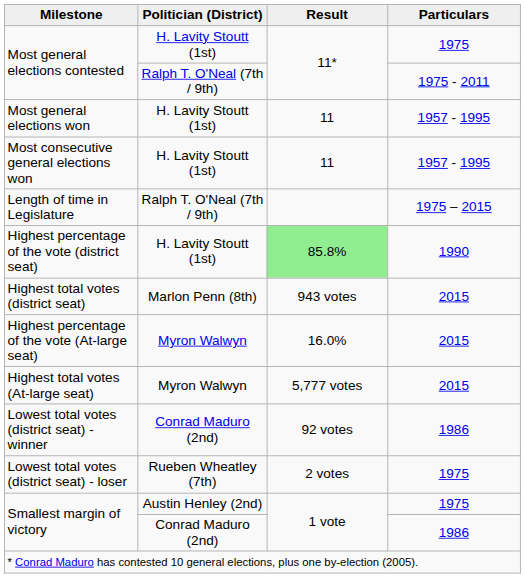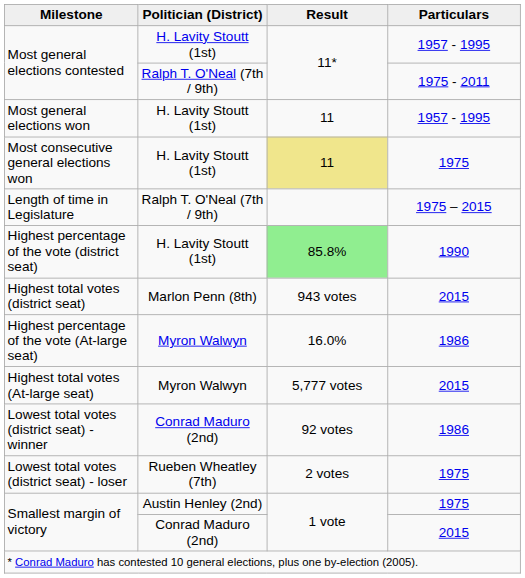(454, 44) 1975 -> (454, 44) 1957 - 1995
(327, 162) no background -> (327, 162) khaki background
(454, 162) 1957 - 1995 -> (454, 162) 1975
(454, 340) 2015 -> (454, 340) 1986
(454, 532) 1986 -> (454, 532) 2015
